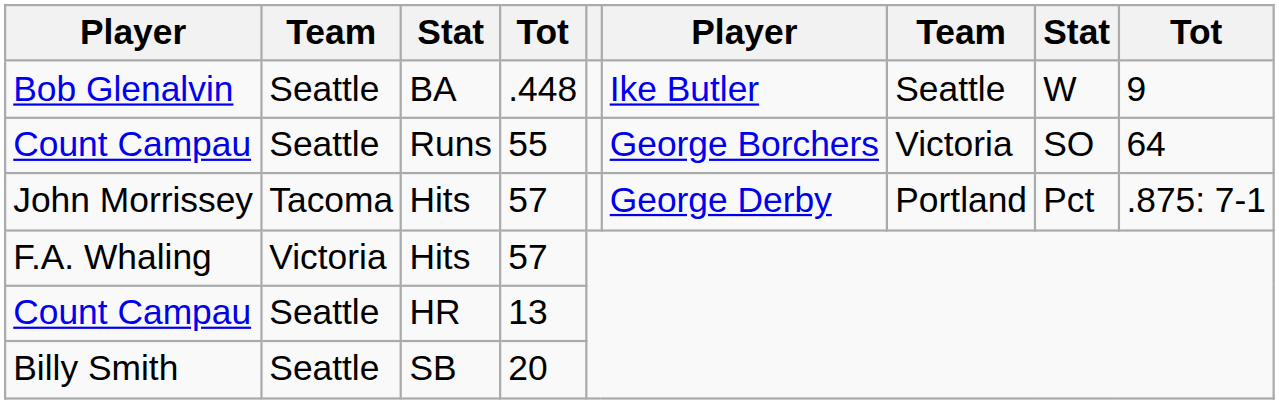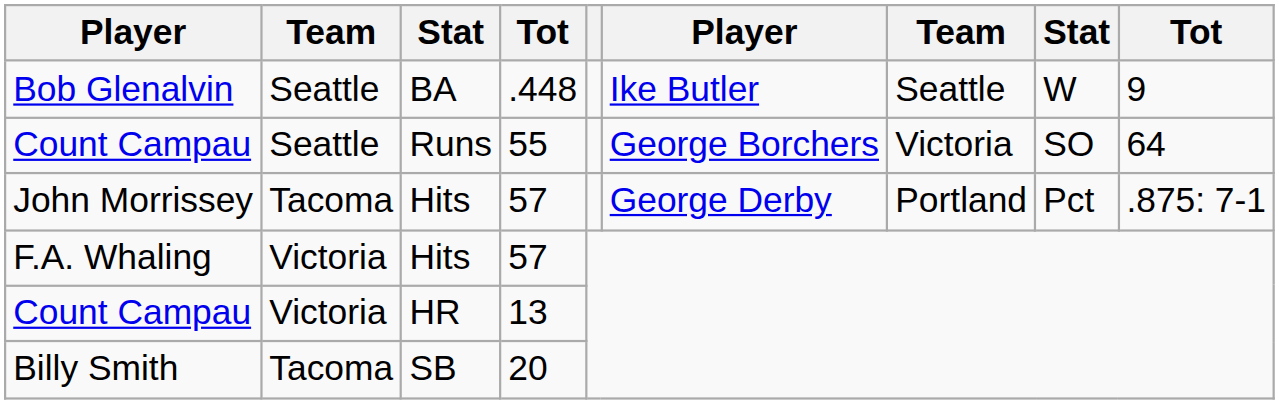(324, 312) Seattle -> (328, 312) Victoria
(324, 369) Seattle -> (331, 369) Tacoma
